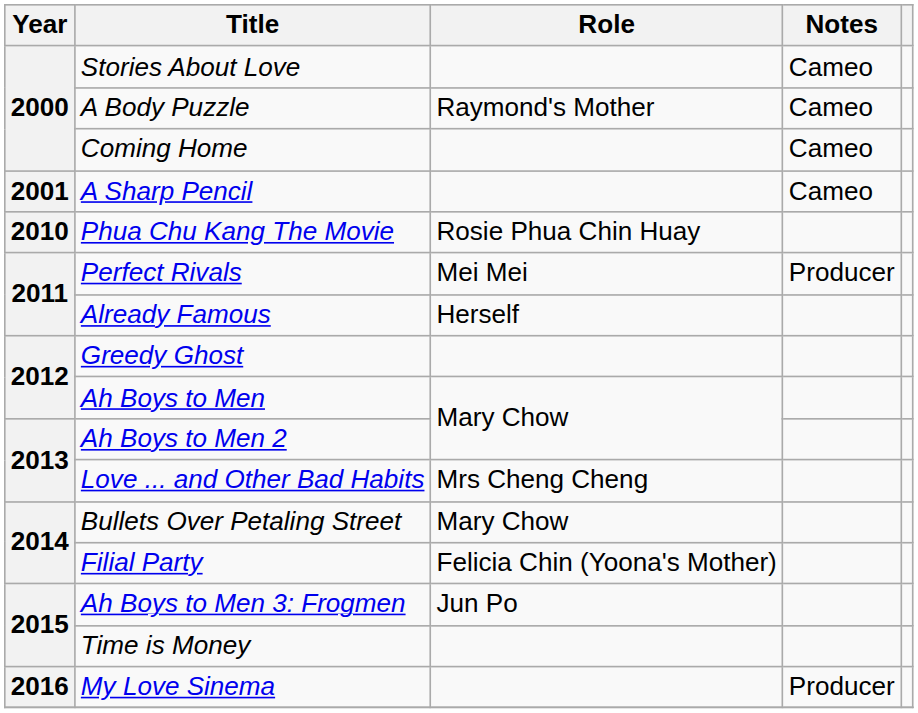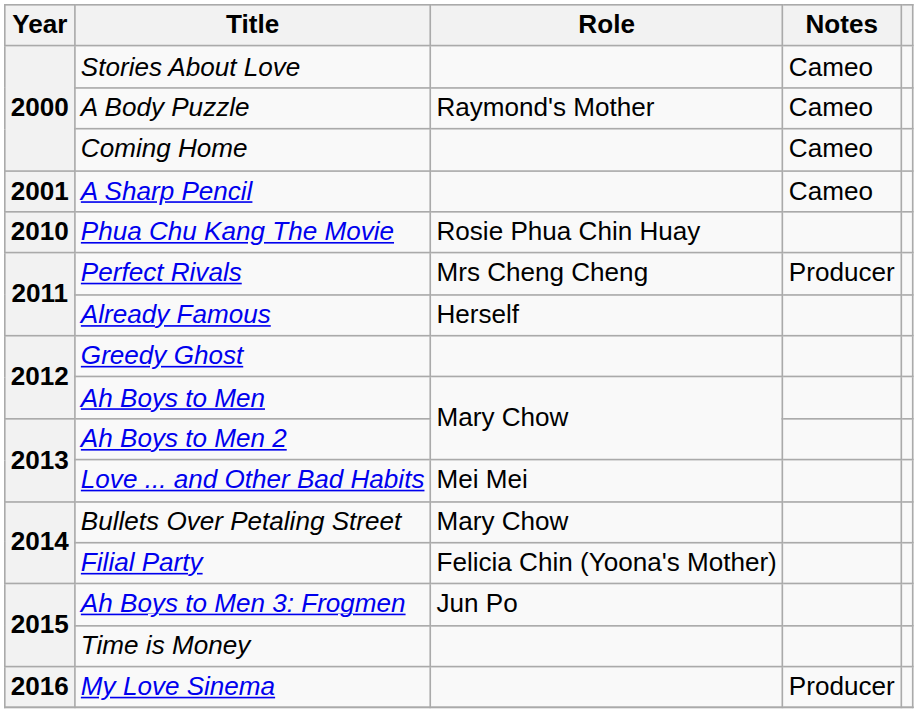(482, 273) Mei Mei -> (542, 273) Mrs Cheng Cheng
(542, 480) Mrs Cheng Cheng -> (482, 480) Mei Mei
